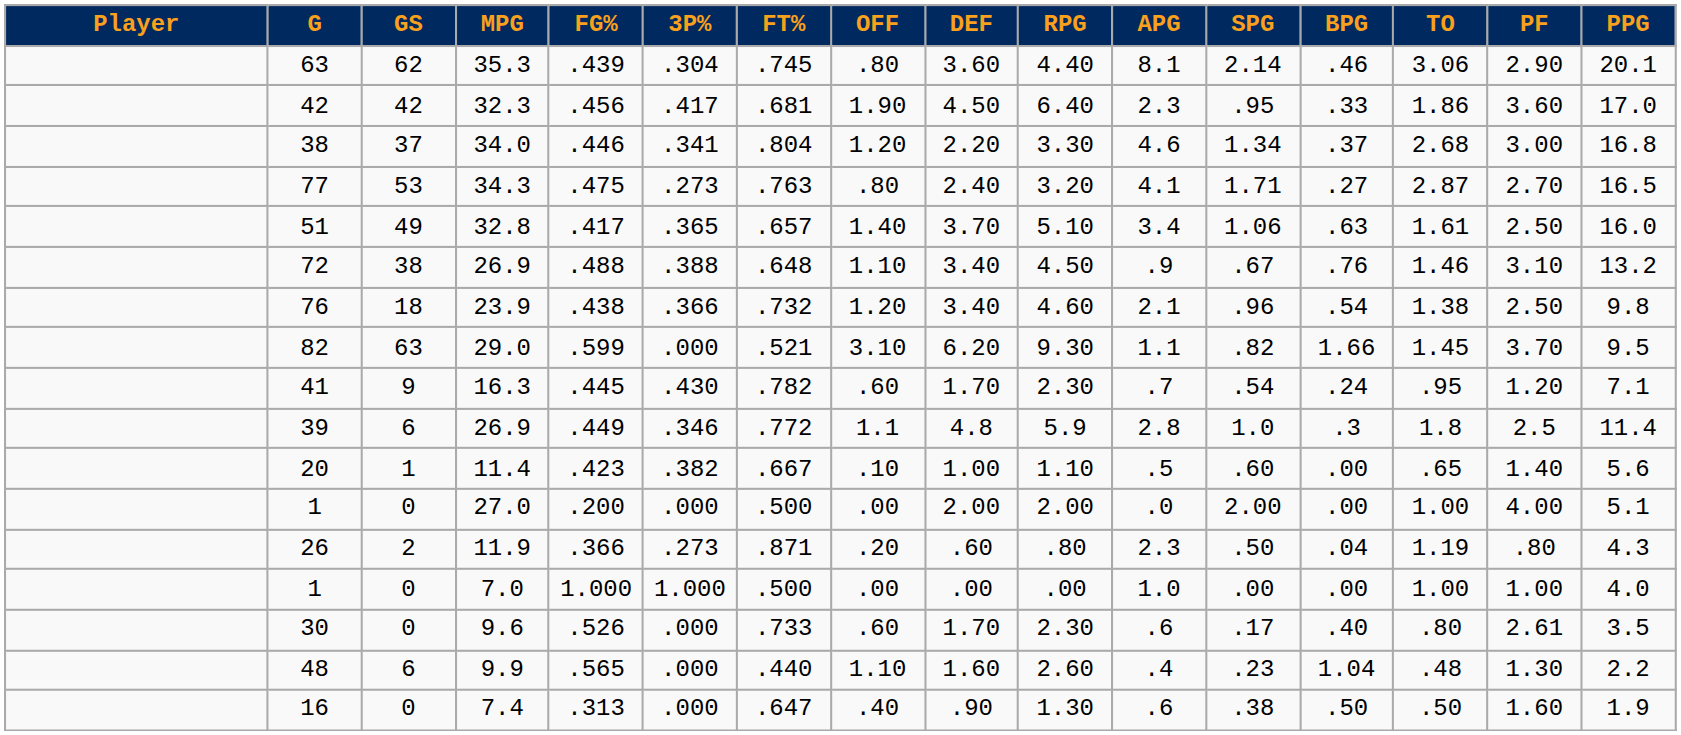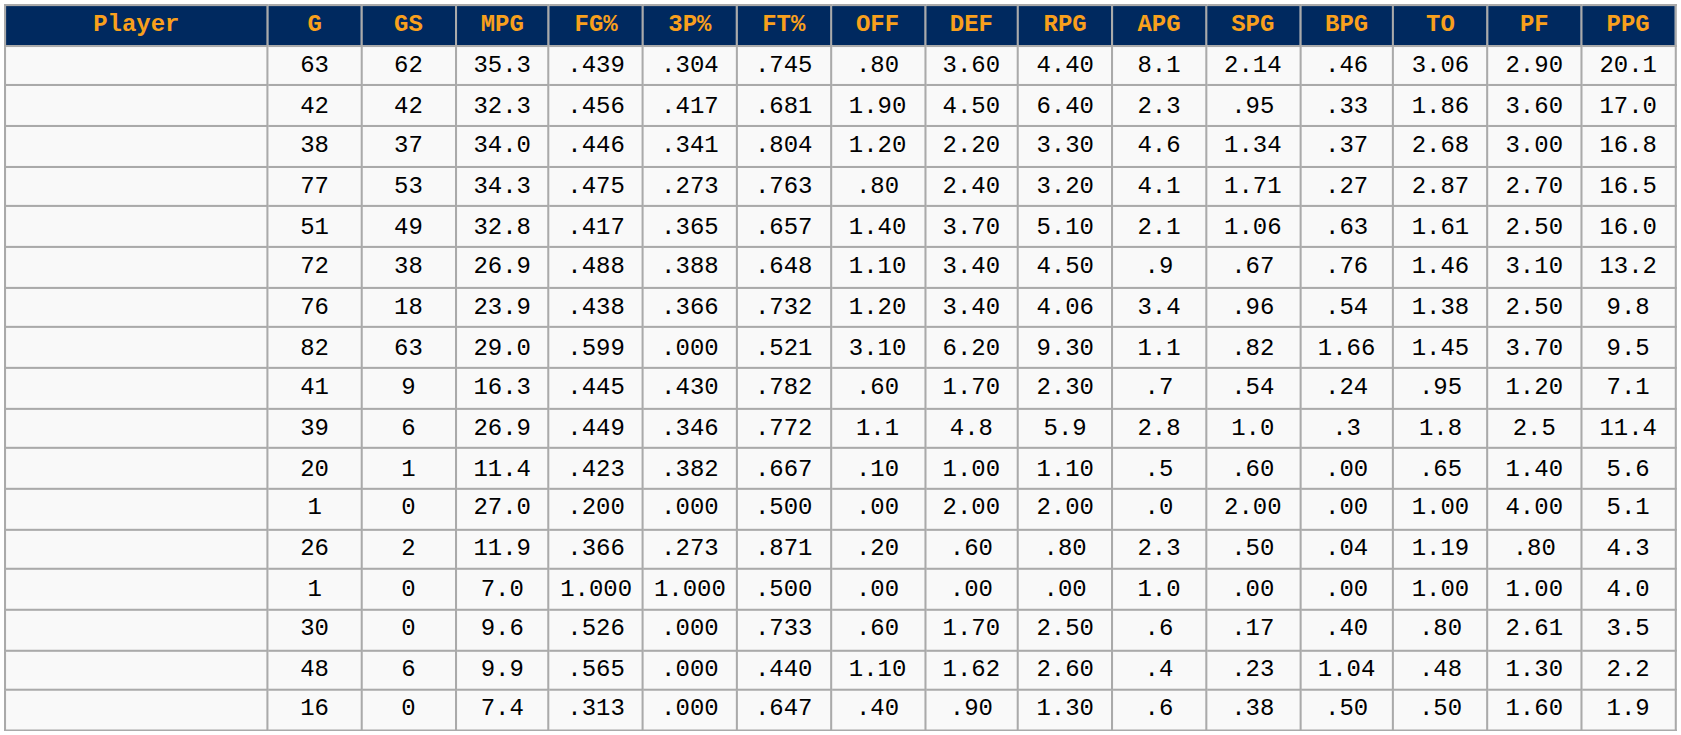(1159, 226) 3.4 -> (1159, 226) 2.1
(1065, 307) 4.60 -> (1065, 307) 4.06
(1159, 307) 2.1 -> (1159, 307) 3.4
(1065, 629) 2.30 -> (1065, 629) 2.50
(971, 670) 1.60 -> (971, 670) 1.62
